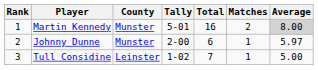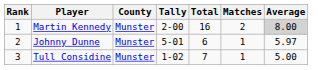(178, 27) 5-01 -> (173, 27) 2-00
(178, 42) 2-00 -> (173, 42) 5-01
(138, 57) Leinster -> (135, 57) Munster
